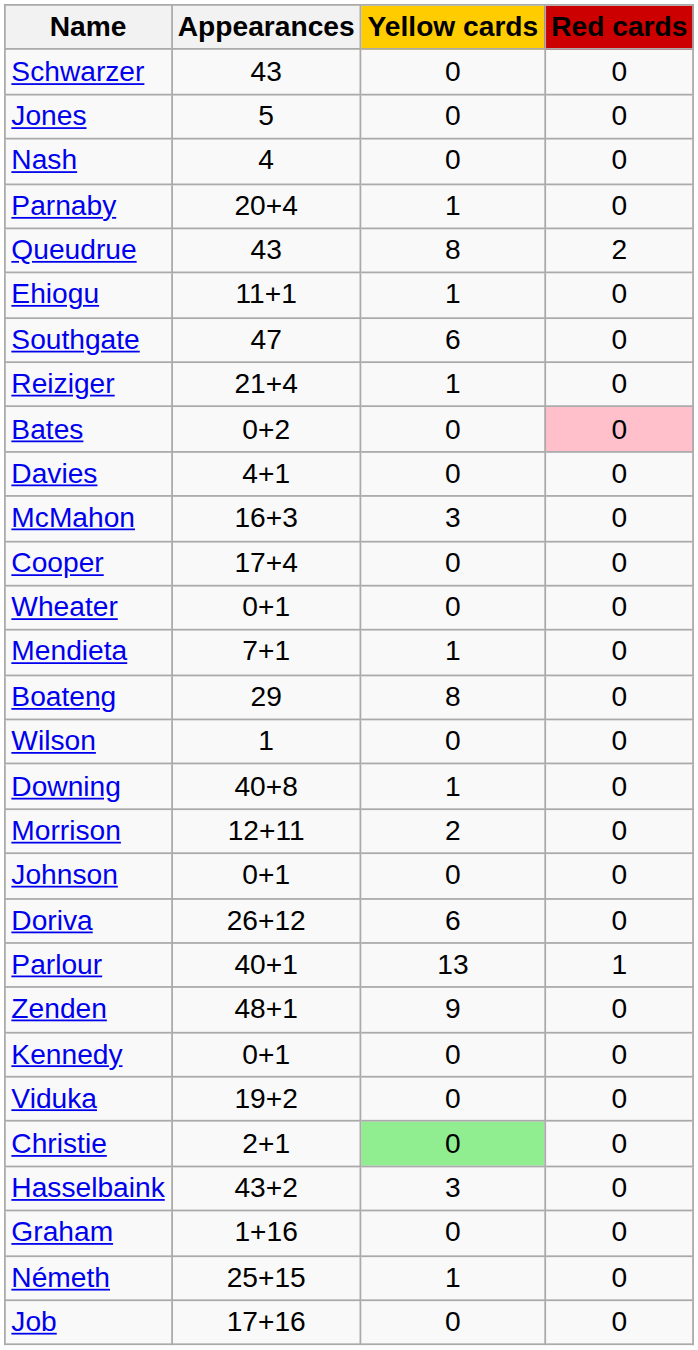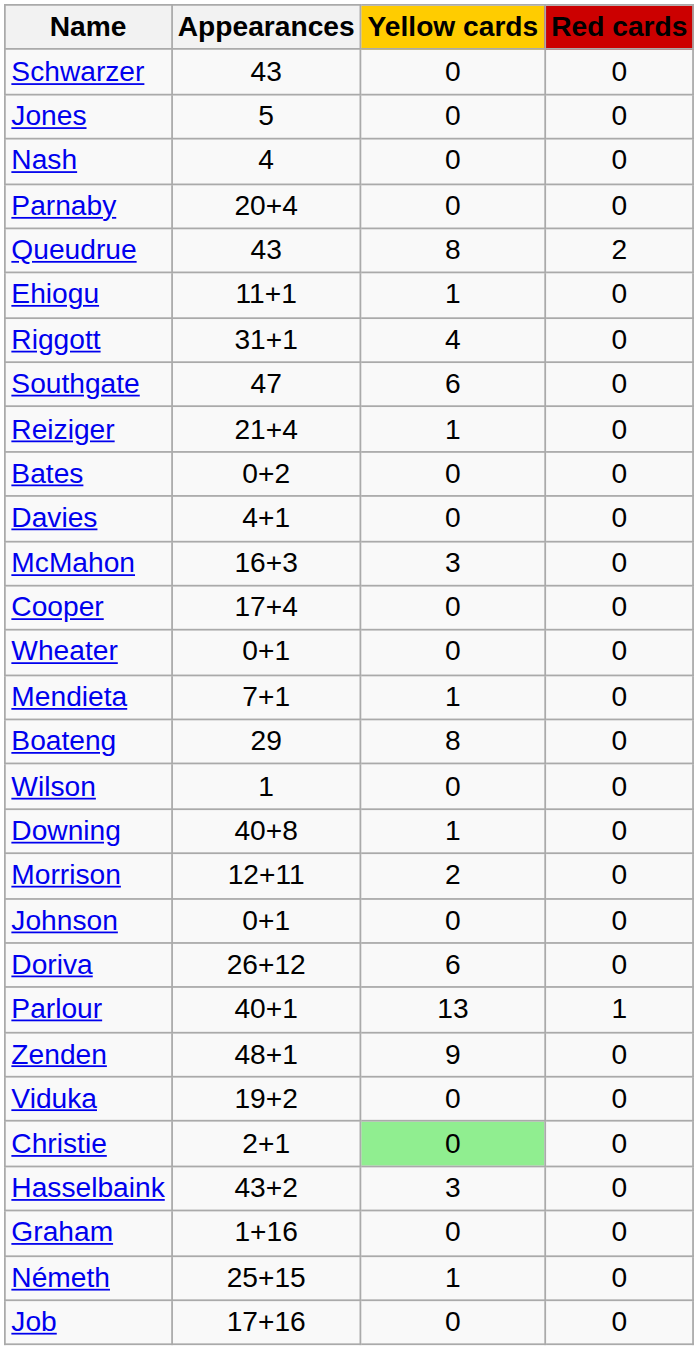(453, 205) 1 -> (453, 205) 0
+ row: (56, 339)
(619, 428) pink background -> (619, 473) no background
- row: (67, 1054)
